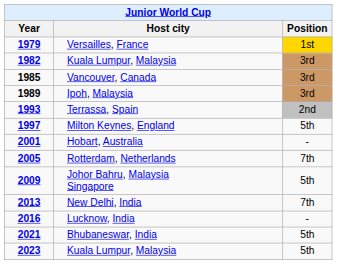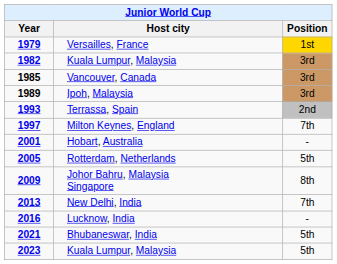(307, 126) 5th -> (307, 126) 7th
(307, 158) 7th -> (307, 158) 5th
(307, 180) 5th -> (307, 180) 8th
